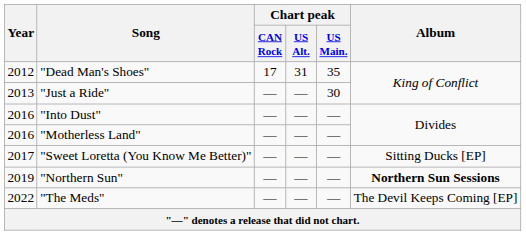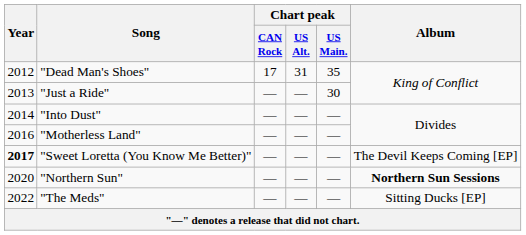(21, 114) 2016 -> (21, 114) 2014
(21, 156) normal -> (21, 156) bold
(436, 156) Sitting Ducks [EP] -> (436, 156) The Devil Keeps Coming [EP]
(21, 177) 2019 -> (21, 177) 2020
(436, 198) The Devil Keeps Coming [EP] -> (436, 198) Sitting Ducks [EP]
